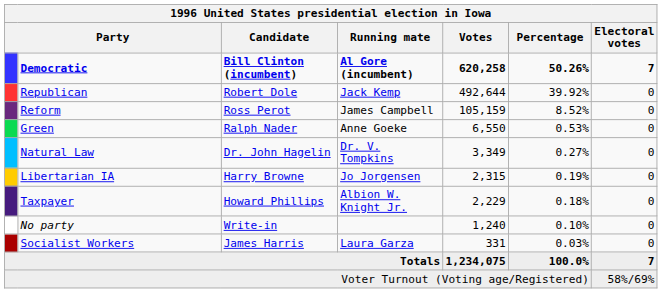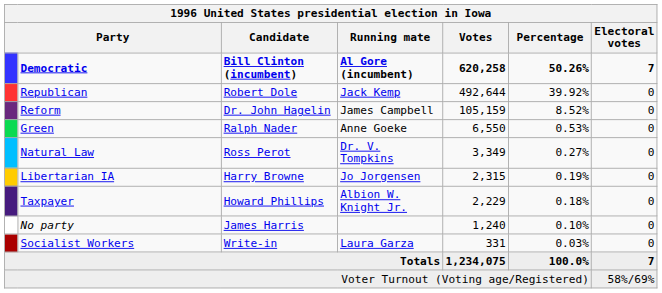(257, 111) Ross Perot -> (277, 111) Dr. John Hagelin
(277, 153) Dr. John Hagelin -> (257, 153) Ross Perot
(250, 226) Write-in -> (264, 226) James Harris
(264, 244) James Harris -> (250, 244) Write-in
